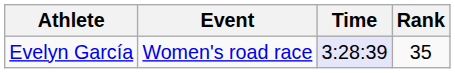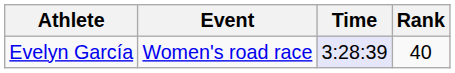(421, 52) 35 -> (421, 52) 40
